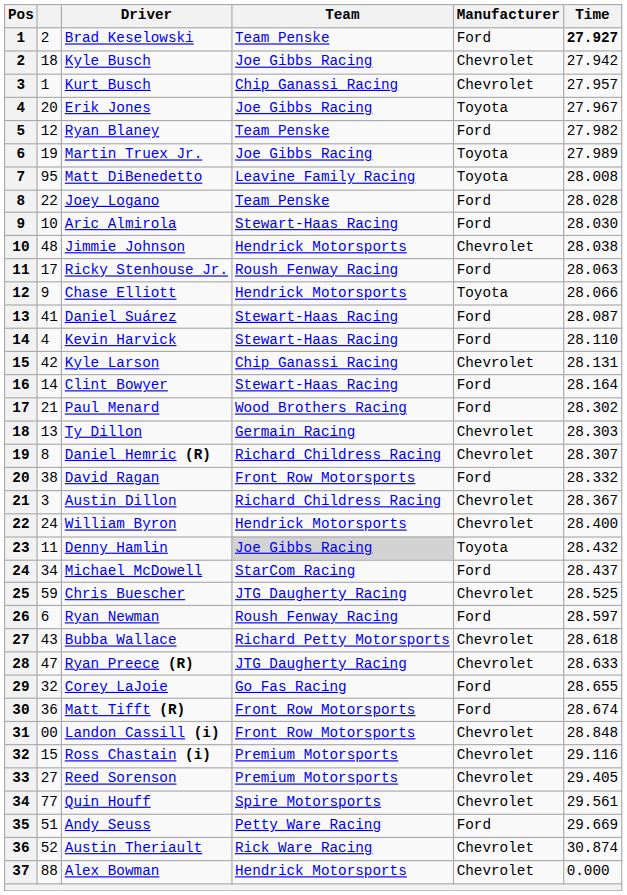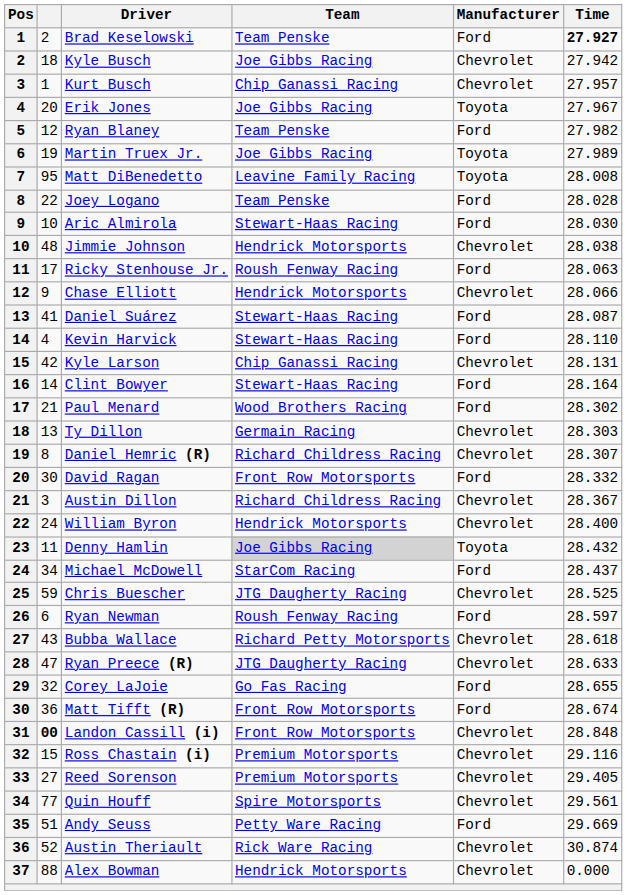(482, 294) Toyota -> (495, 294) Chevrolet
(49, 479) 38 -> (49, 479) 30
(49, 733) normal -> (49, 733) bold
